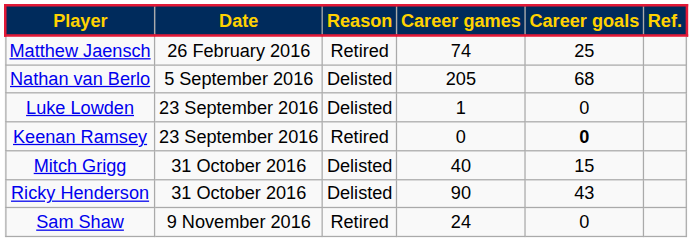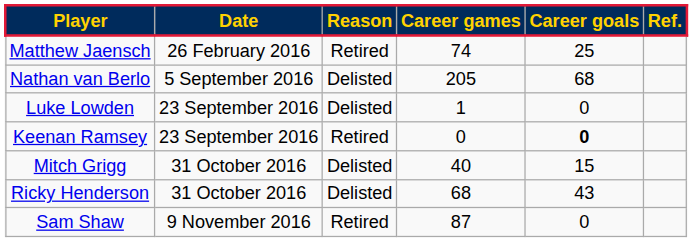(461, 194) 90 -> (461, 194) 68
(461, 223) 24 -> (461, 223) 87
